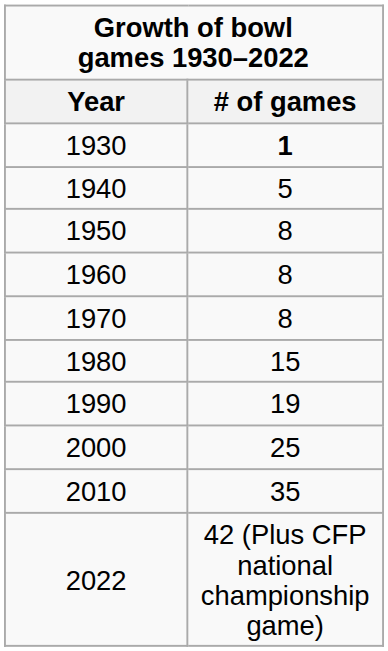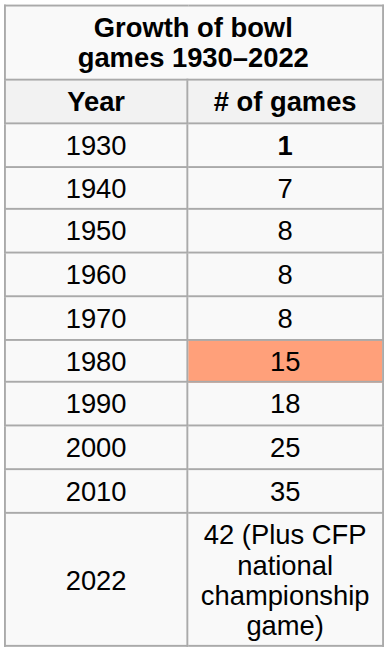(285, 188) 5 -> (285, 188) 7
(285, 361) no background -> (285, 361) lightsalmon background
(285, 404) 19 -> (285, 404) 18
